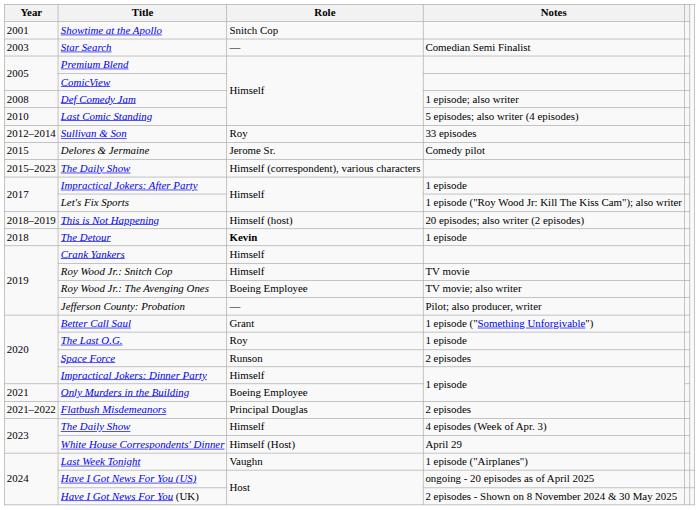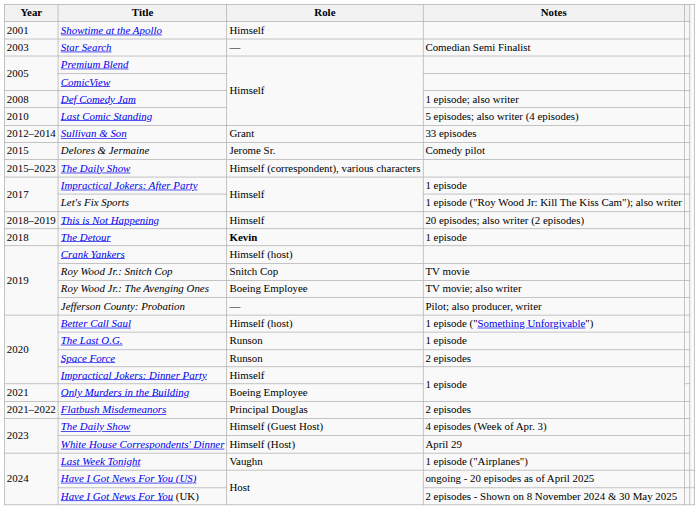(254, 30) Snitch Cop -> (247, 30) Himself
(239, 133) Roy -> (242, 133) Grant
(261, 220) Himself (host) -> (247, 220) Himself
(247, 254) Himself -> (261, 254) Himself (host)
(247, 271) Himself -> (254, 271) Snitch Cop
(242, 323) Grant -> (261, 323) Himself (host)
(239, 340) Roy -> (246, 340) Runson
(247, 427) Himself -> (276, 427) Himself (Guest Host)
